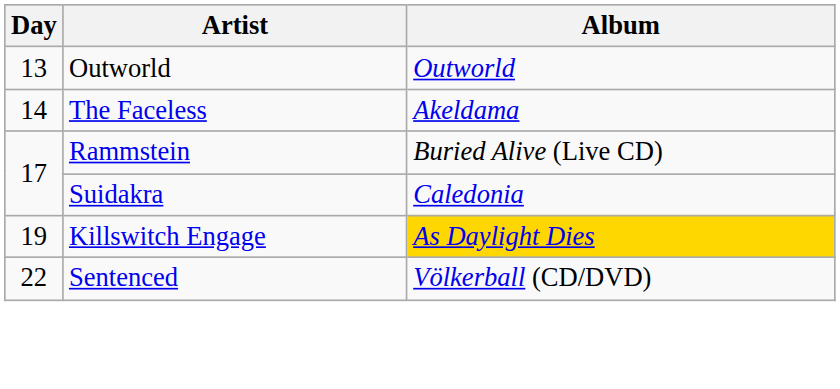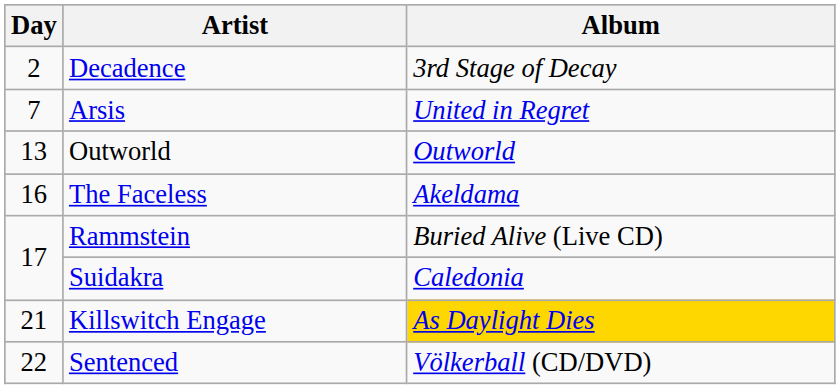+ row: (127, 67)
+ row: (97, 109)
(34, 109) 14 -> (34, 194) 16
(34, 236) 19 -> (34, 320) 21
